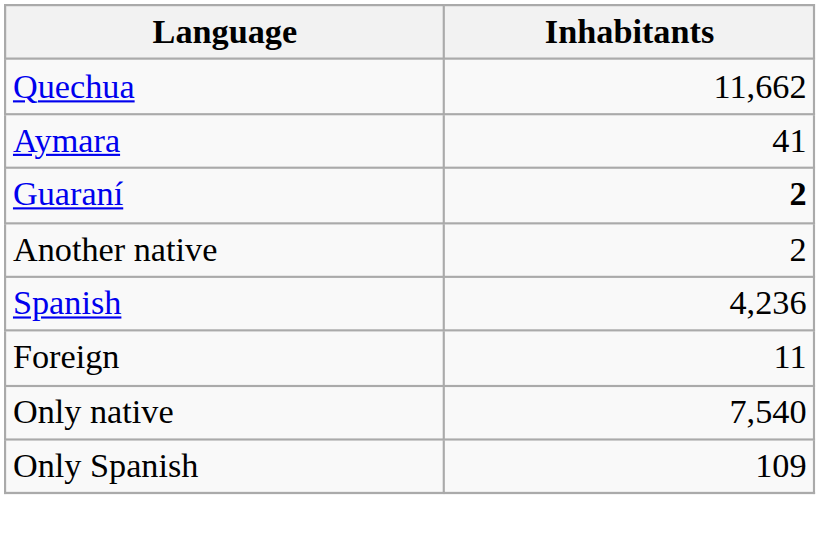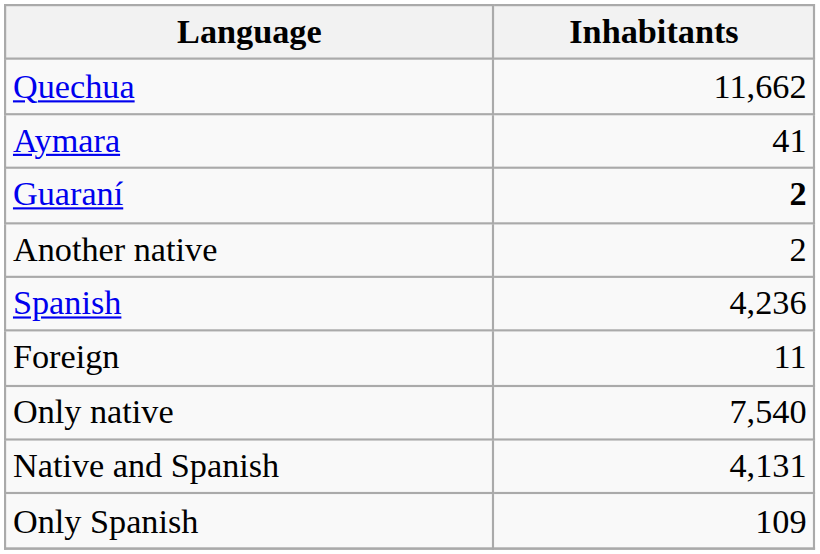+ row: (146, 466)
